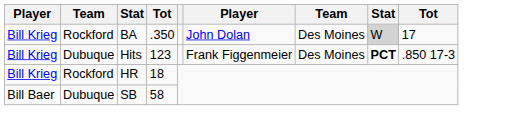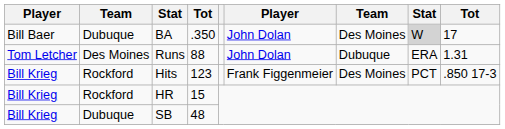(32, 34) Bill Krieg -> (31, 34) Bill Baer
(88, 34) Rockford -> (108, 34) Dubuque
+ row: (170, 54)
(89, 54) Dubuque -> (108, 74) Rockford
(383, 54) bold -> (424, 74) normal
(157, 74) 18 -> (198, 94) 15
(31, 94) Bill Baer -> (32, 114) Bill Krieg
(157, 94) 58 -> (198, 114) 48
